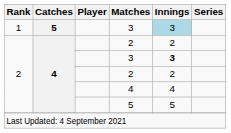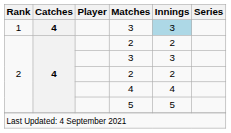(54, 27) 5 -> (54, 27) 4
(172, 58) bold -> (172, 58) normal
